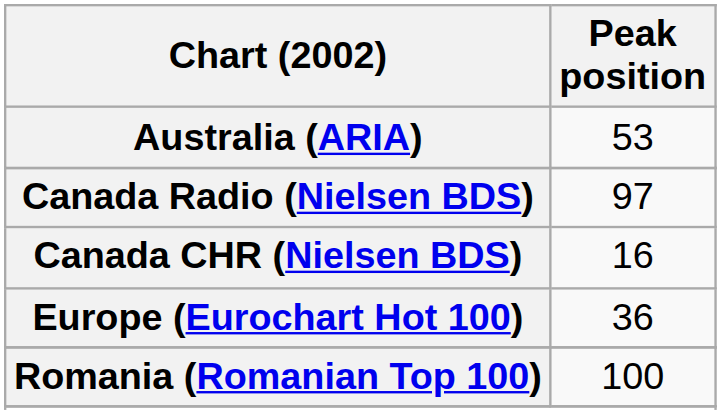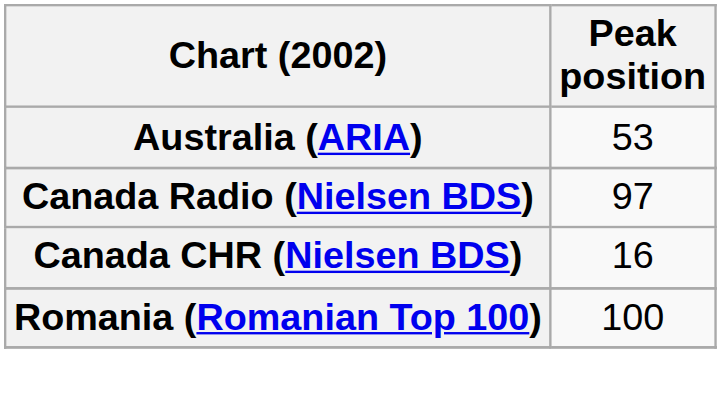- row: (278, 316)
